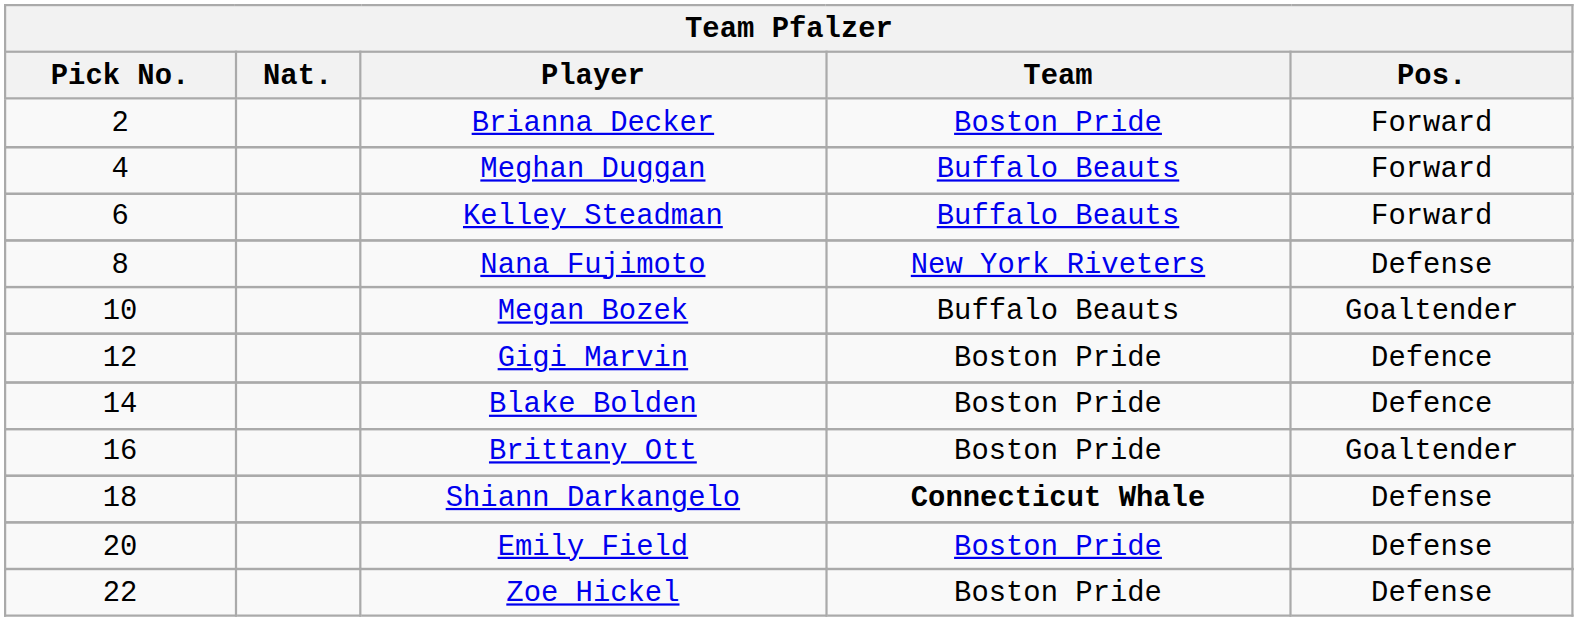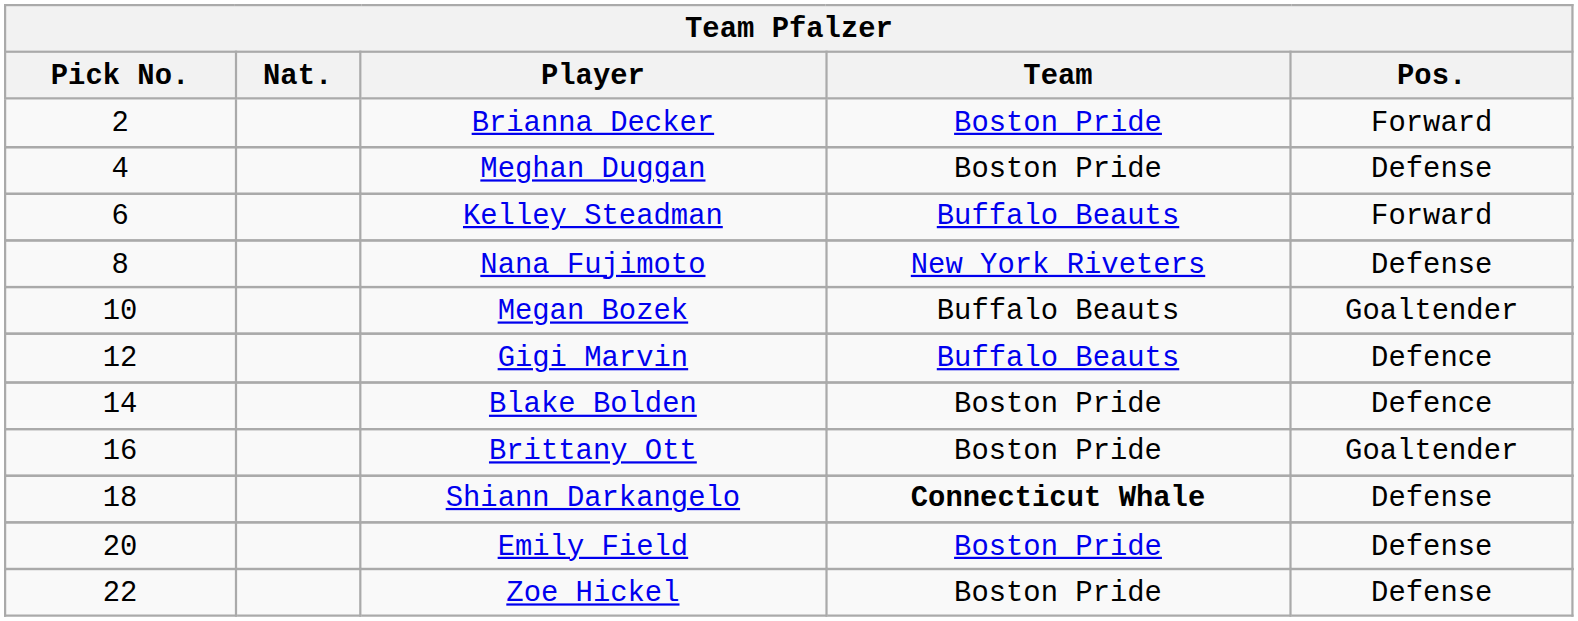(1058, 170) Buffalo Beauts -> (1058, 170) Boston Pride
(1432, 170) Forward -> (1432, 170) Defense
(1058, 358) Boston Pride -> (1058, 358) Buffalo Beauts
